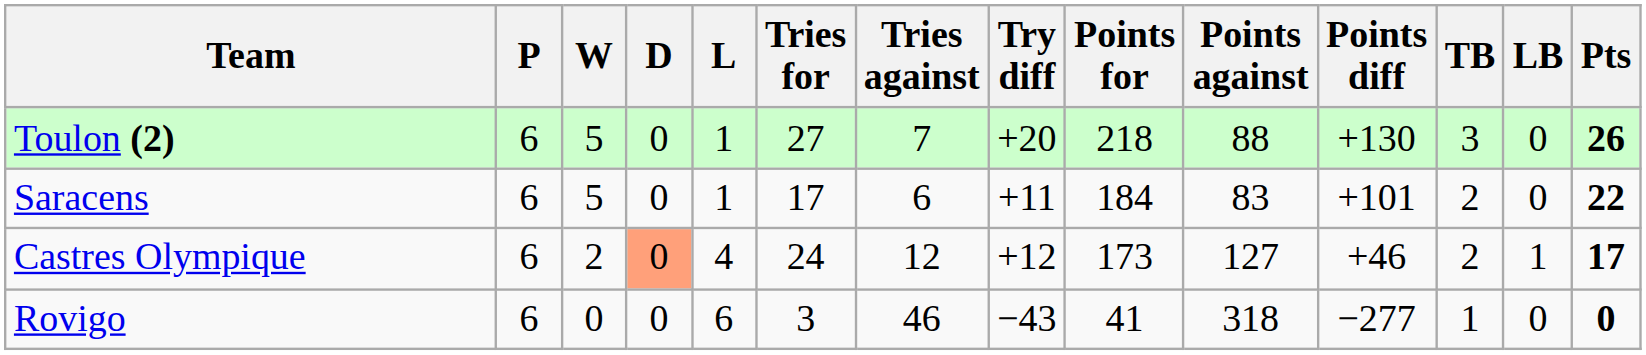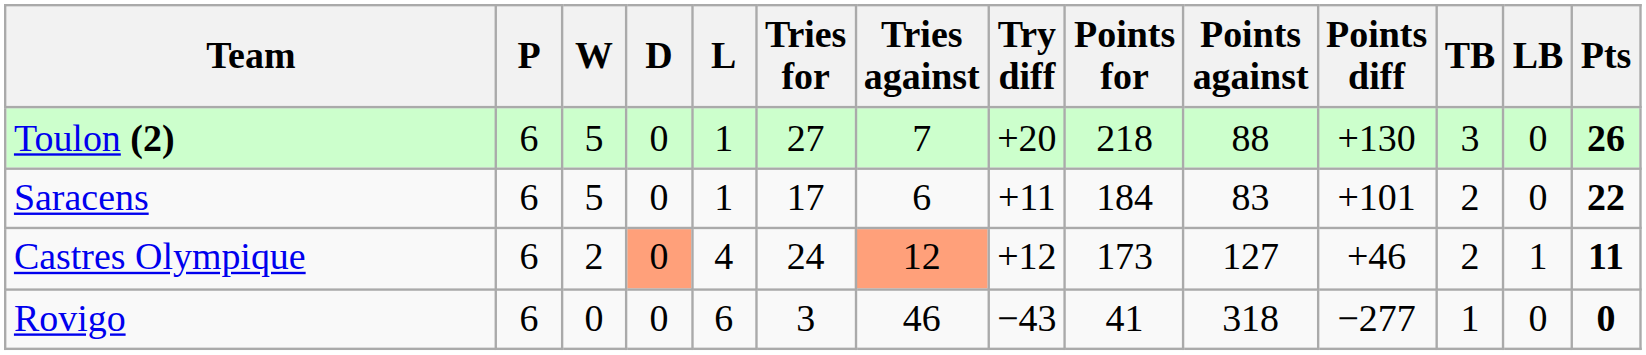(922, 257) no background -> (922, 257) lightsalmon background
(1606, 257) 17 -> (1606, 257) 11
